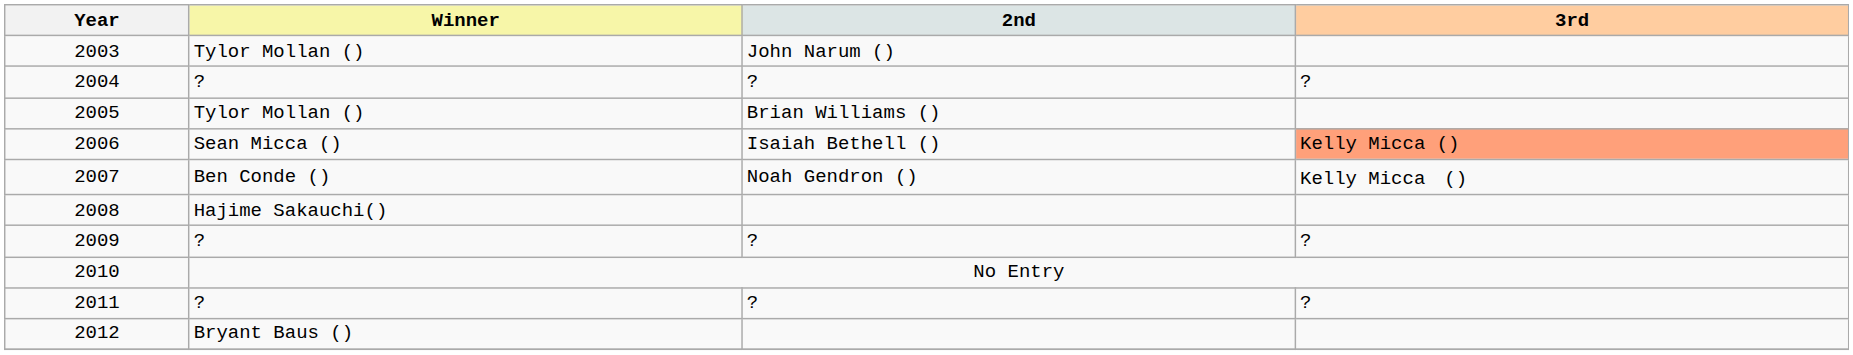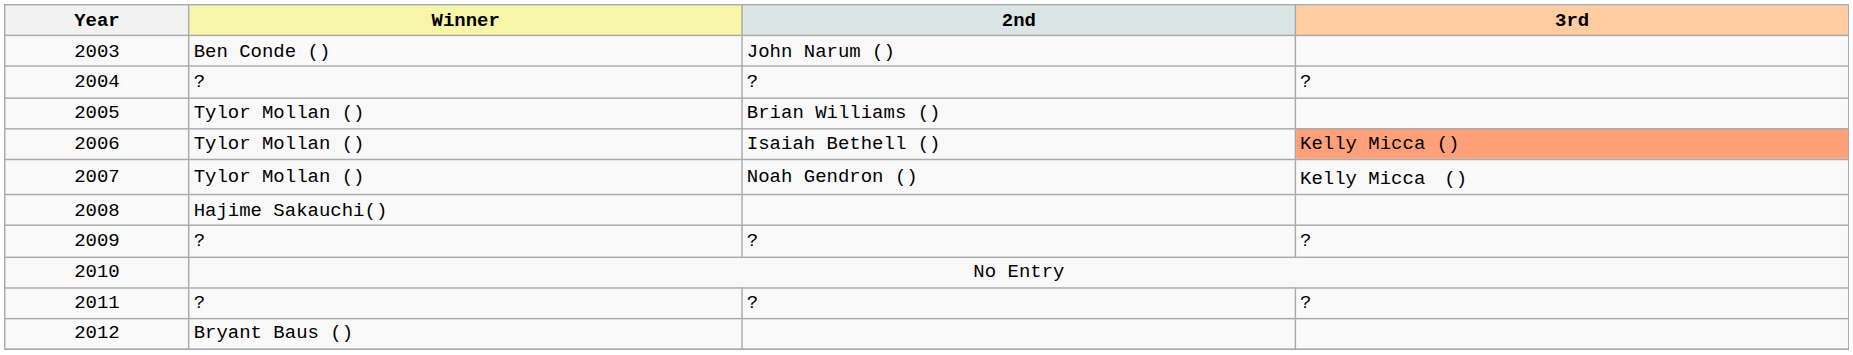(279, 51) Tylor Mollan () -> (262, 51) Ben Conde ()
(268, 144) Sean Micca () -> (279, 144) Tylor Mollan ()
(262, 177) Ben Conde () -> (279, 177) Tylor Mollan ()
